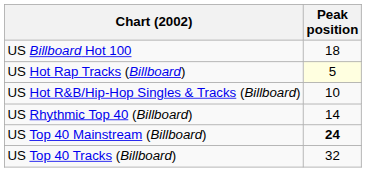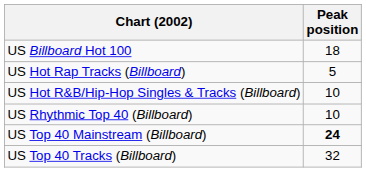(332, 72) lightyellow background -> (332, 72) no background
(332, 114) 14 -> (332, 114) 10
